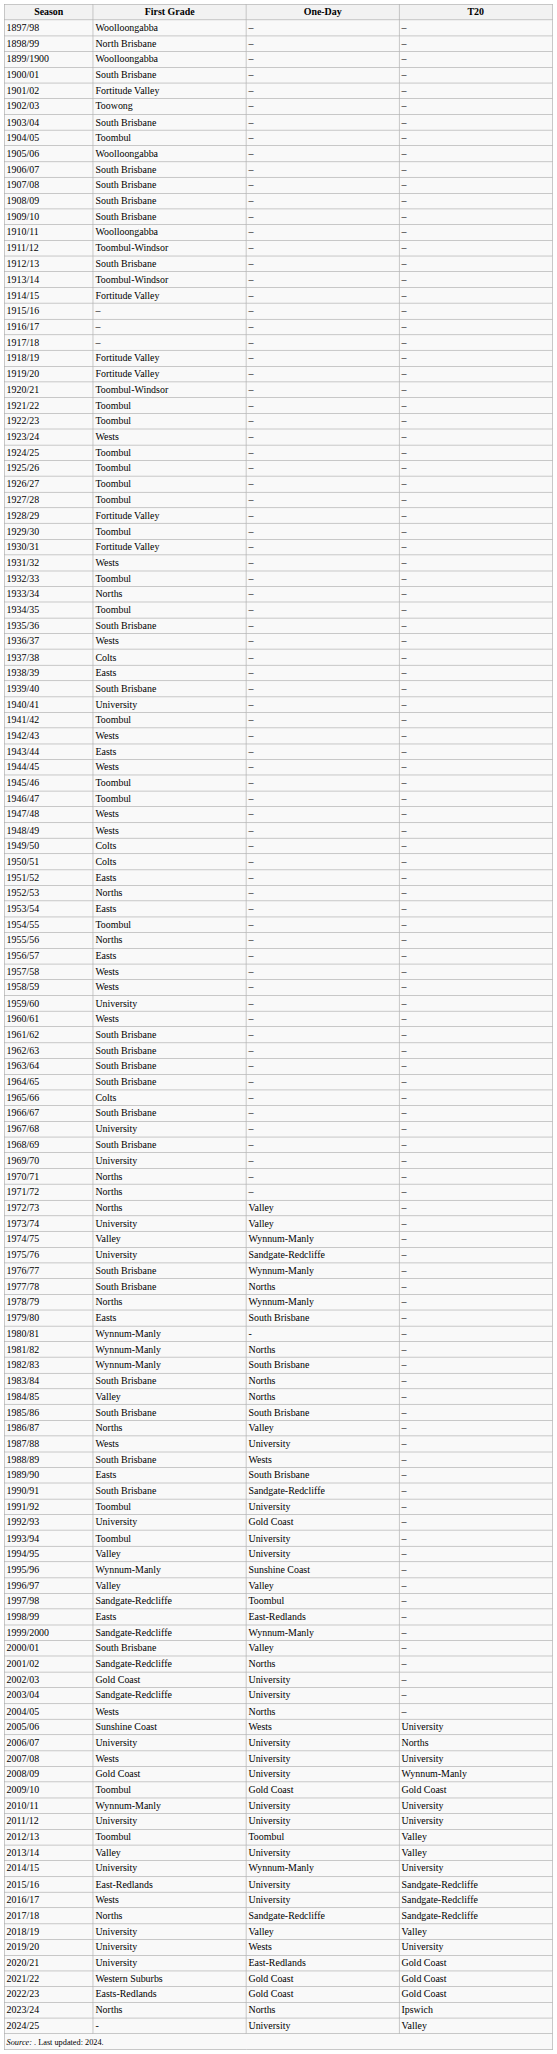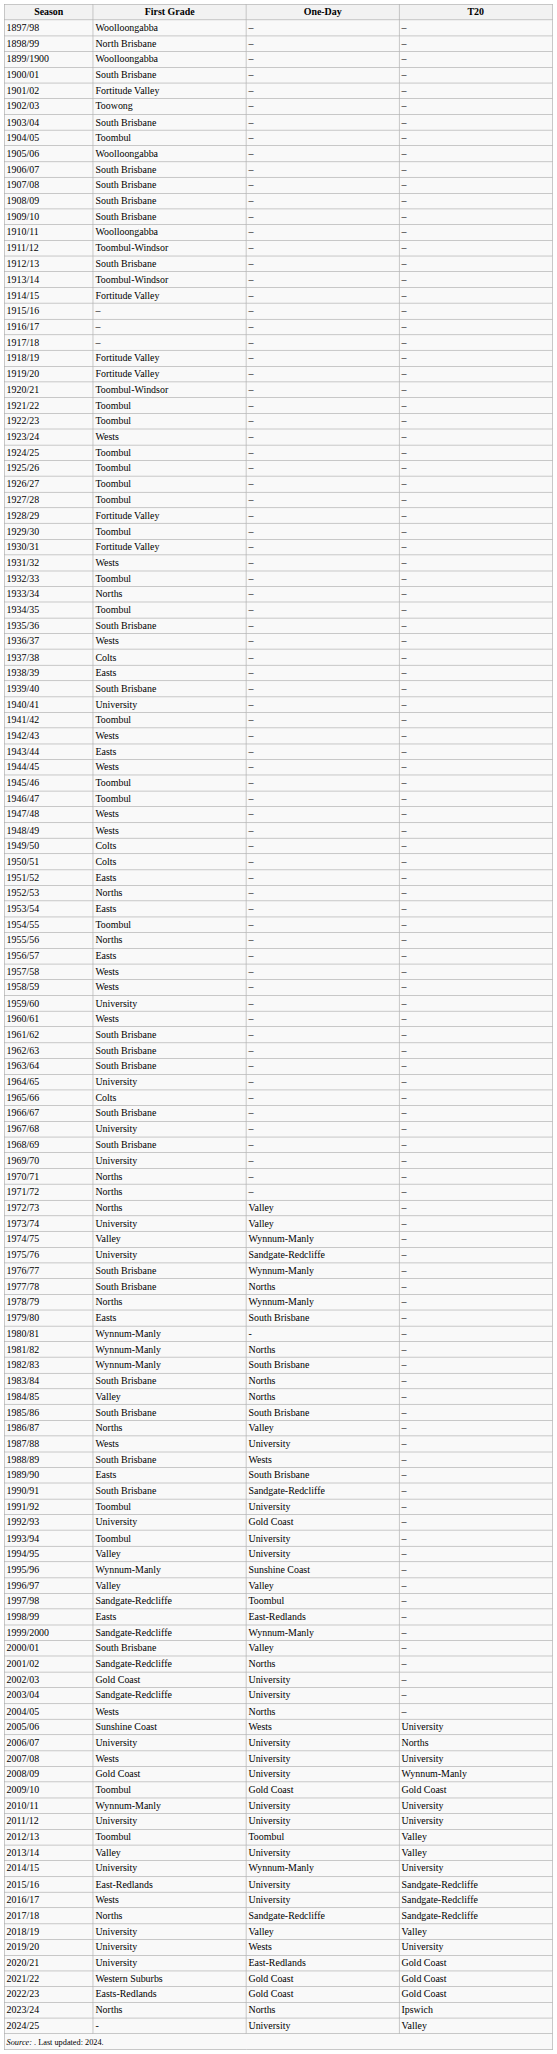(126, 1082) South Brisbane -> (116, 1082) University
